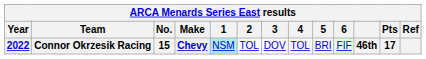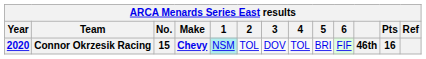(18, 46) 2022 -> (18, 46) 2020
(390, 46) 17 -> (390, 46) 16
